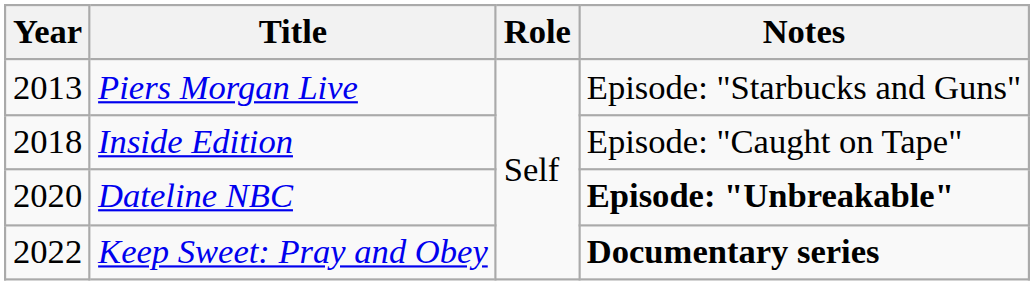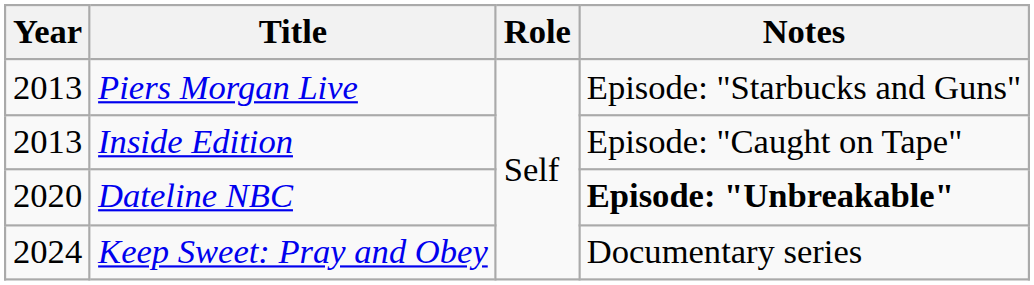(48, 141) 2018 -> (48, 141) 2013
(48, 251) 2022 -> (48, 251) 2024
(733, 251) bold -> (725, 251) normal
